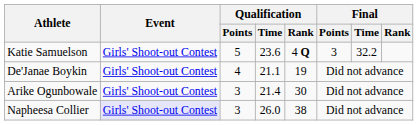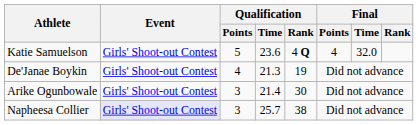(334, 52) 3 -> (334, 52) 4
(367, 52) 32.2 -> (367, 52) 32.0
(270, 72) 21.1 -> (270, 72) 21.3
(270, 110) 26.0 -> (270, 110) 25.7
